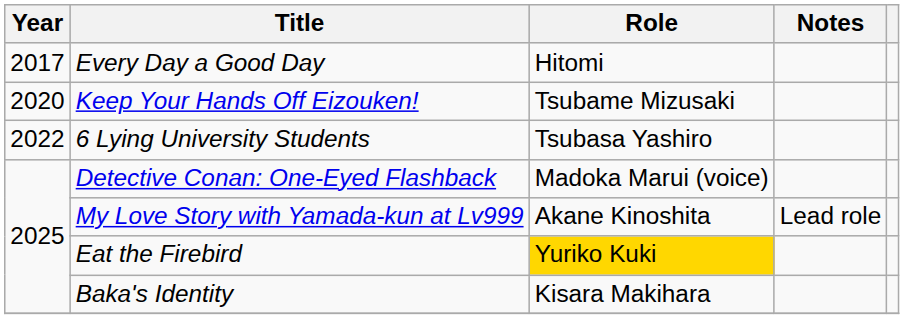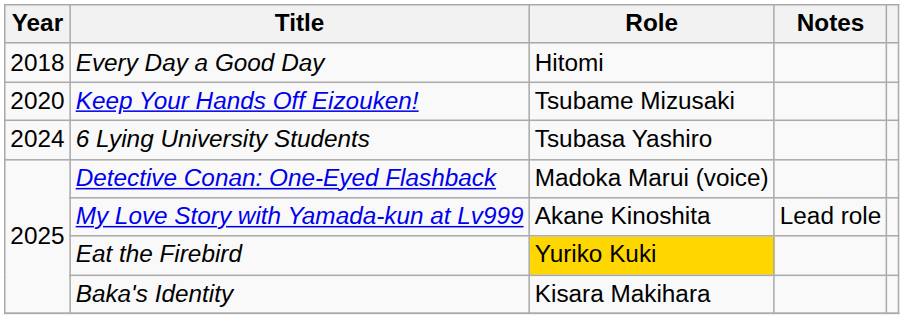(37, 62) 2017 -> (37, 62) 2018
(37, 139) 2022 -> (37, 139) 2024
